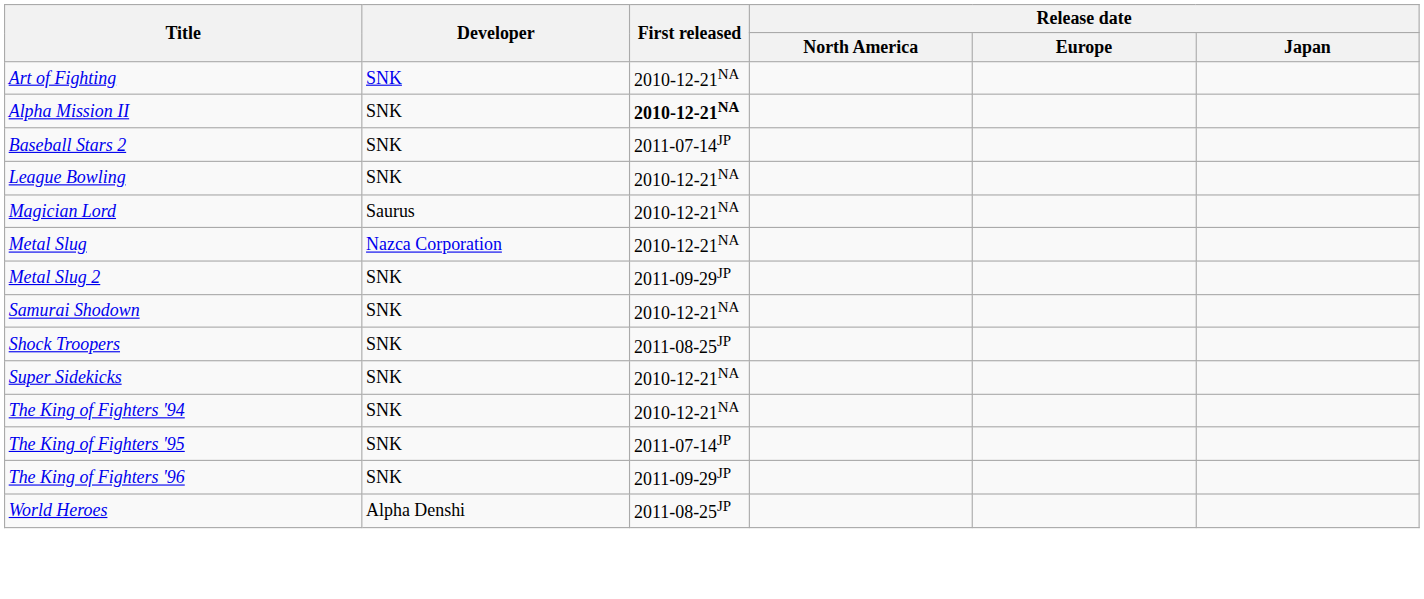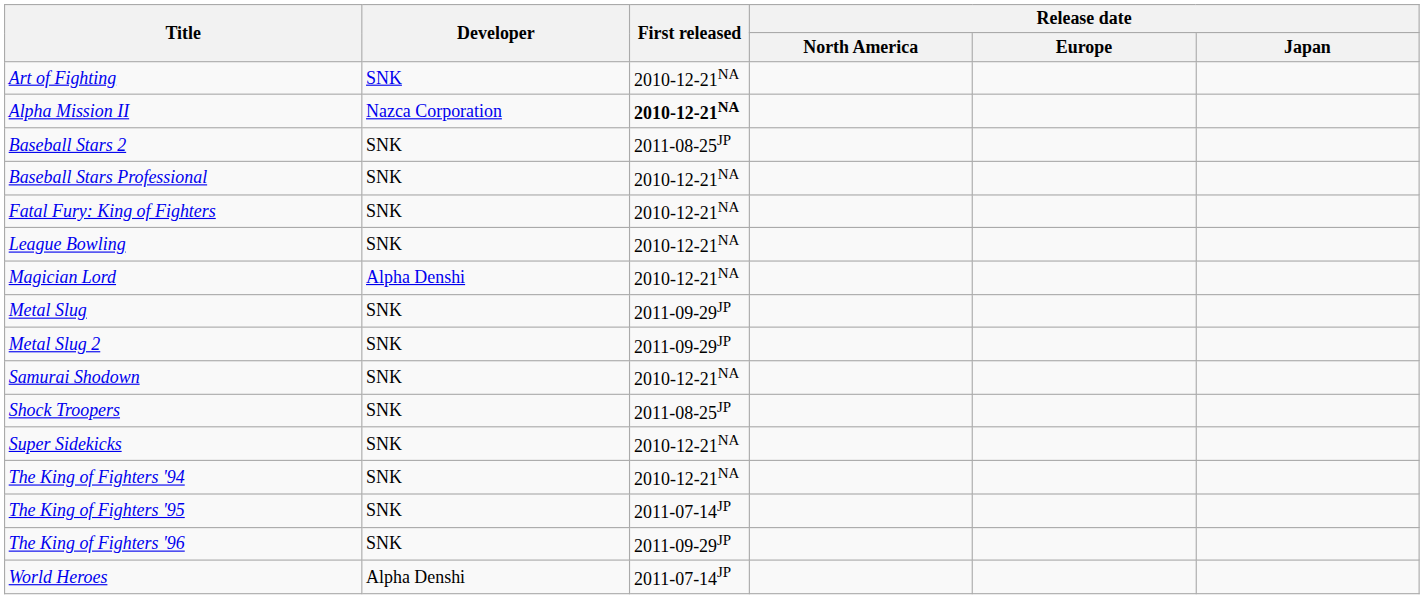(384, 111) SNK -> (434, 111) Nazca Corporation
(683, 144) 2011-07-14JP -> (683, 144) 2011-08-25JP
+ row: (108, 177)
+ row: (112, 211)
(390, 211) Saurus -> (416, 277) Alpha Denshi
(434, 244) Nazca Corporation -> (384, 310) SNK
(687, 244) 2010-12-21NA -> (683, 310) 2011-09-29JP
(683, 510) 2011-08-25JP -> (683, 576) 2011-07-14JP
